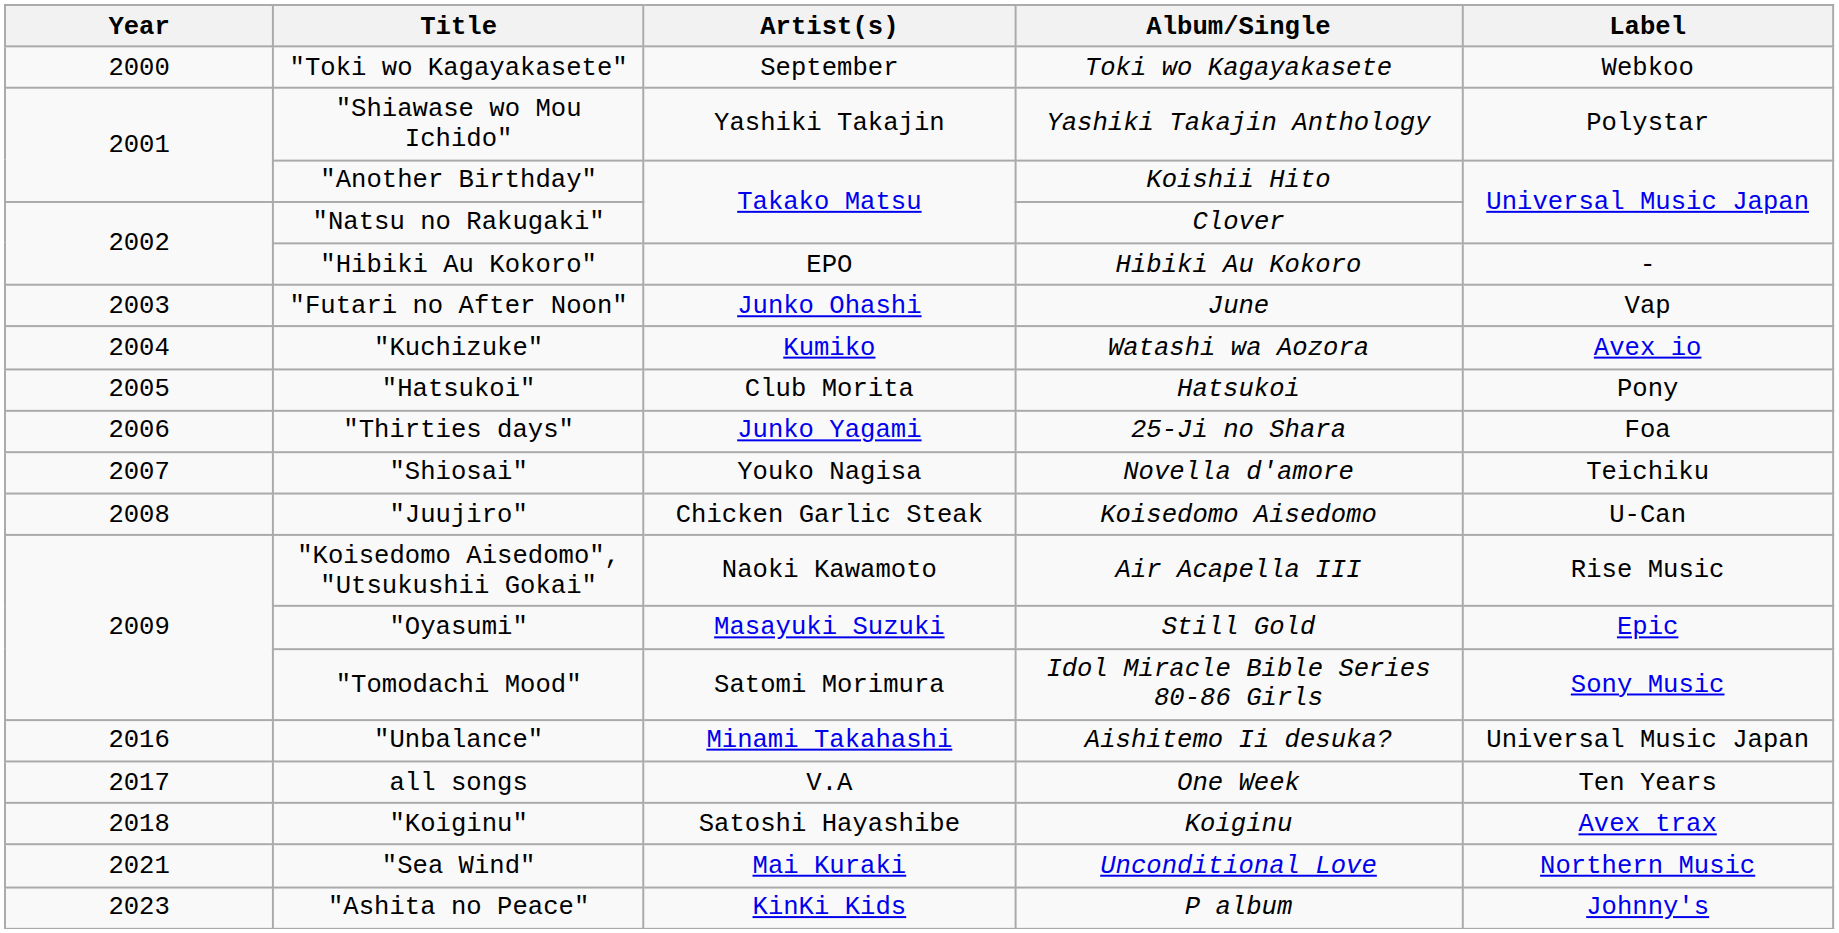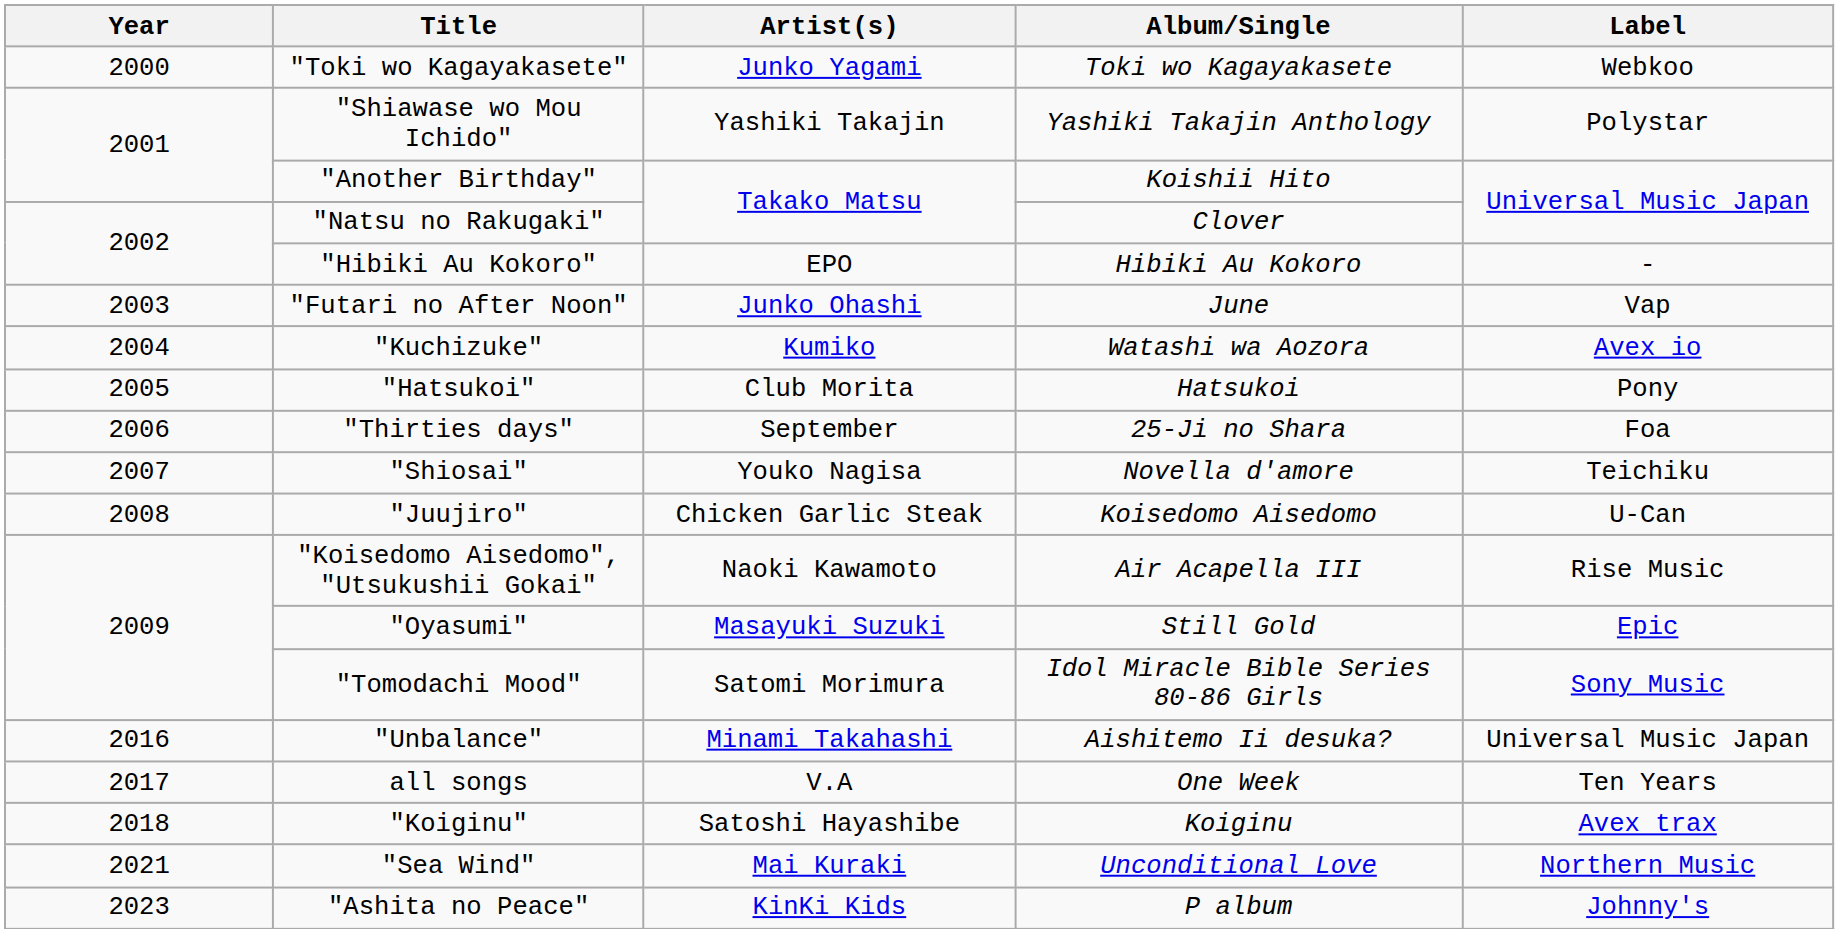(829, 68) September -> (829, 68) Junko Yagami
(829, 431) Junko Yagami -> (829, 431) September
